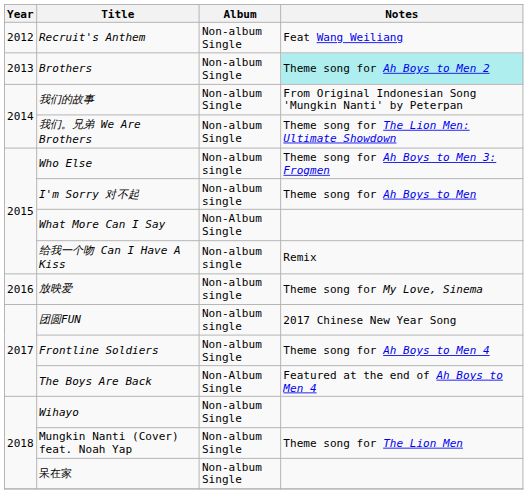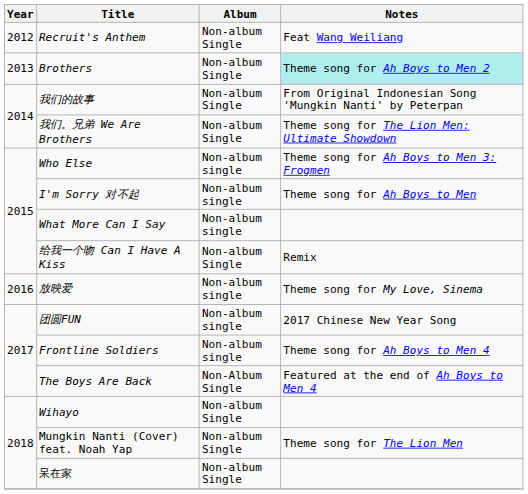(232, 225) Non-Album Single -> (232, 225) Non-album single
(232, 257) Non-album single -> (232, 257) Non-album Single
(232, 351) Non-album Single -> (232, 351) Non-album single
